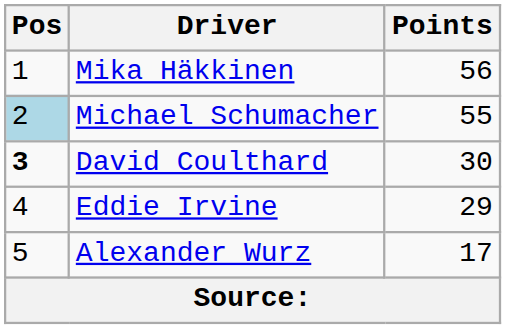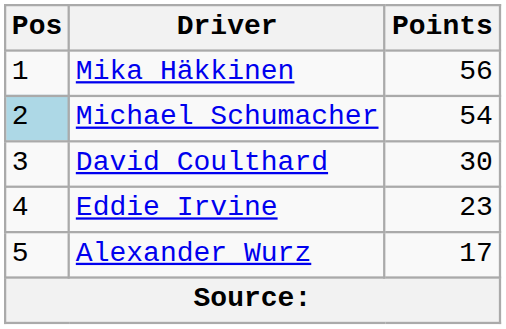(476, 119) 55 -> (476, 119) 54
(20, 164) bold -> (20, 164) normal
(476, 209) 29 -> (476, 209) 23
